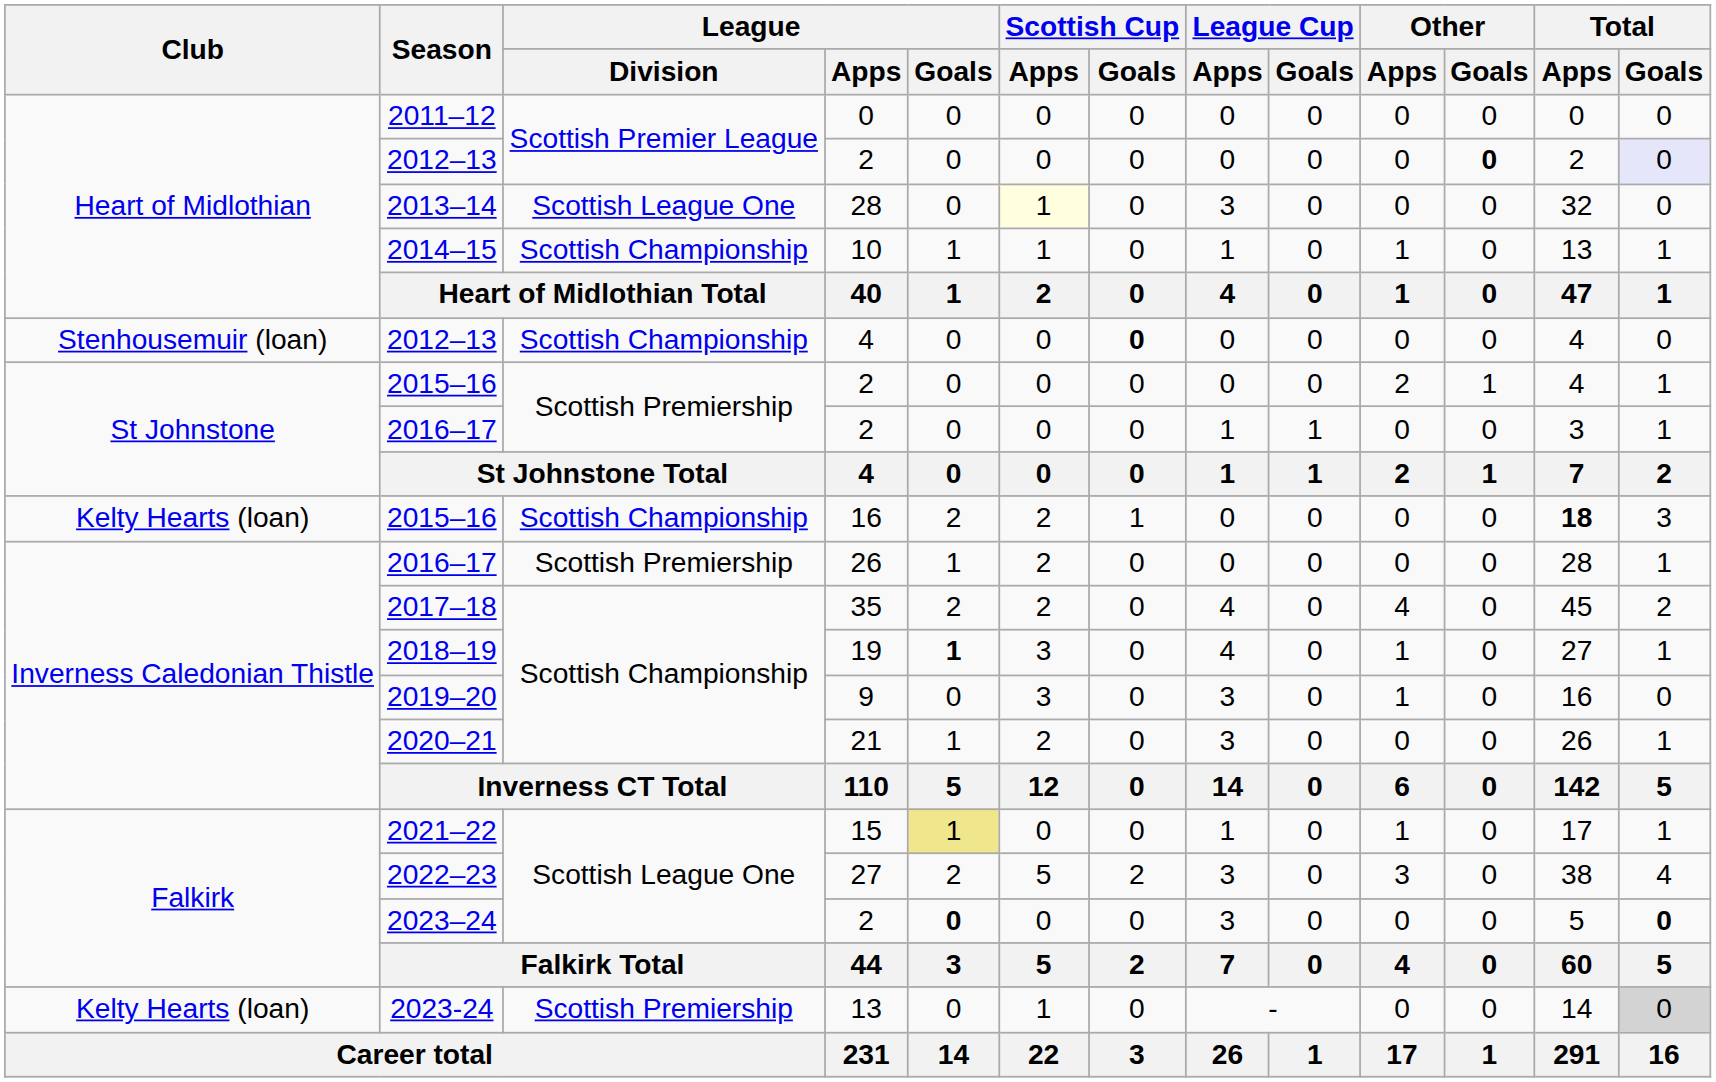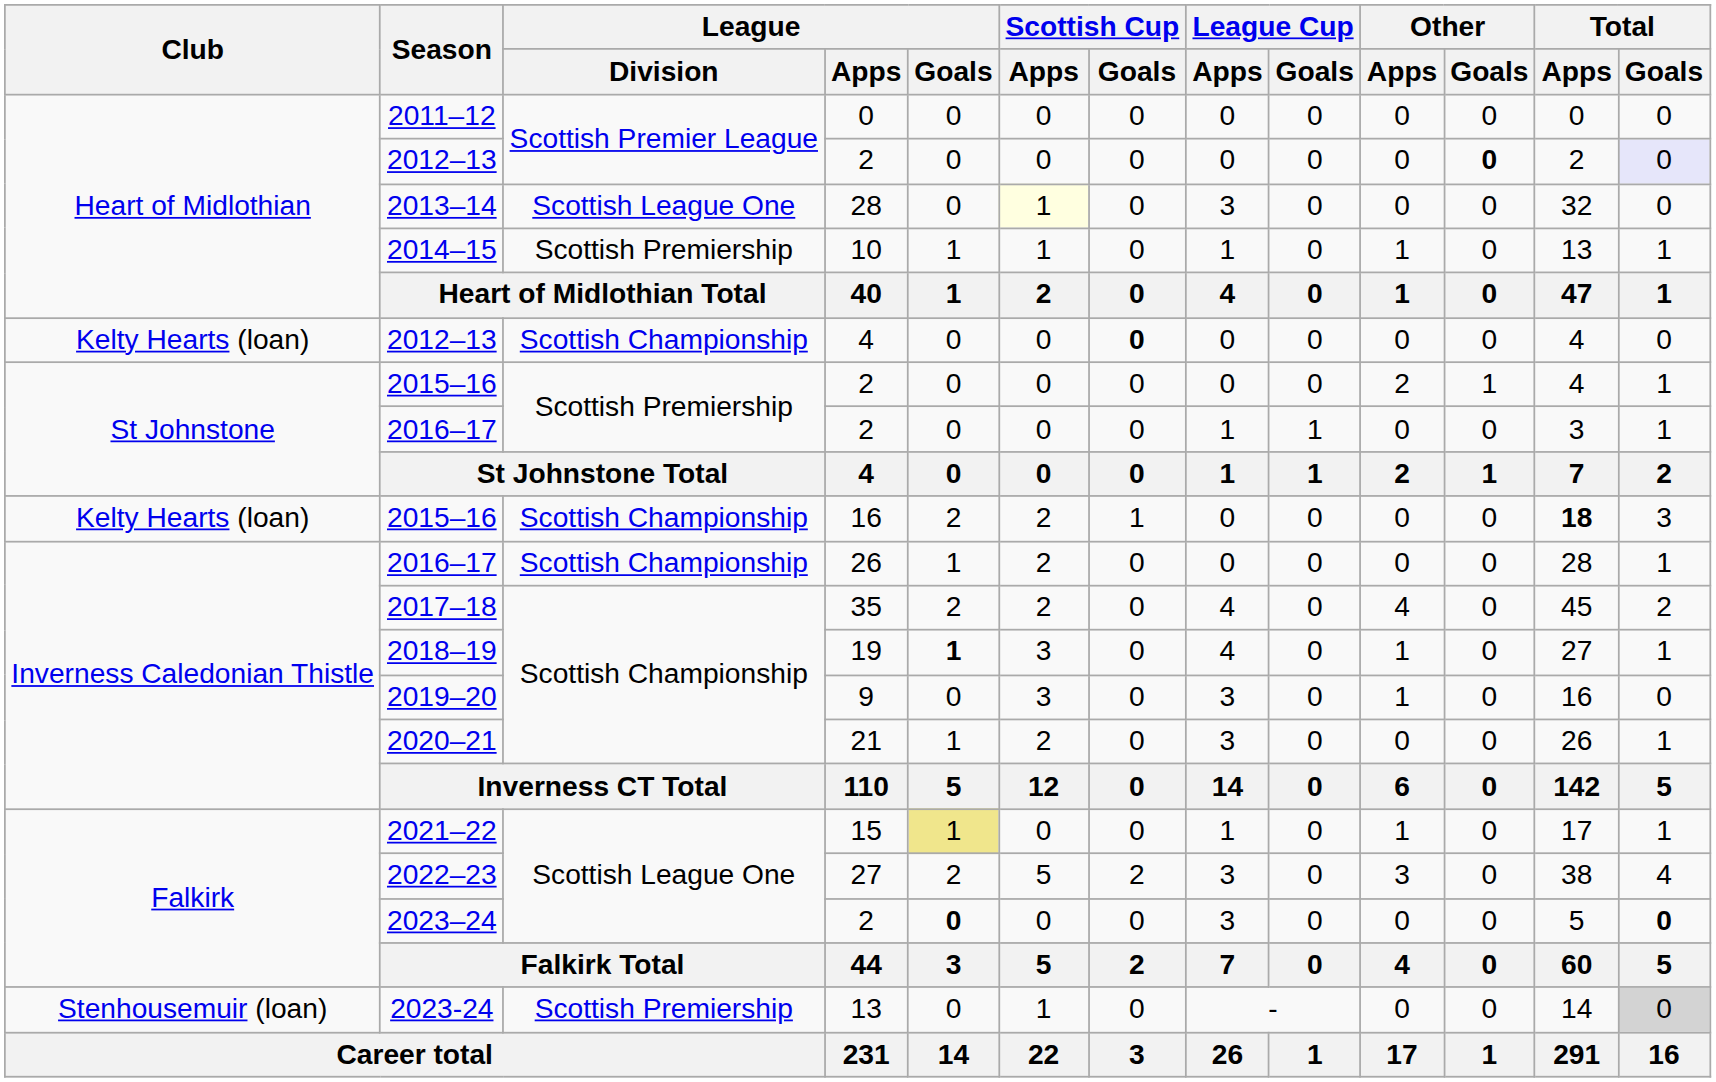(664, 250) Scottish Championship -> (664, 250) Scottish Premiership
(193, 339) Stenhousemuir (loan) -> (193, 339) Kelty Hearts (loan)
(664, 562) Scottish Premiership -> (664, 562) Scottish Championship
(193, 1009) Kelty Hearts (loan) -> (193, 1009) Stenhousemuir (loan)
